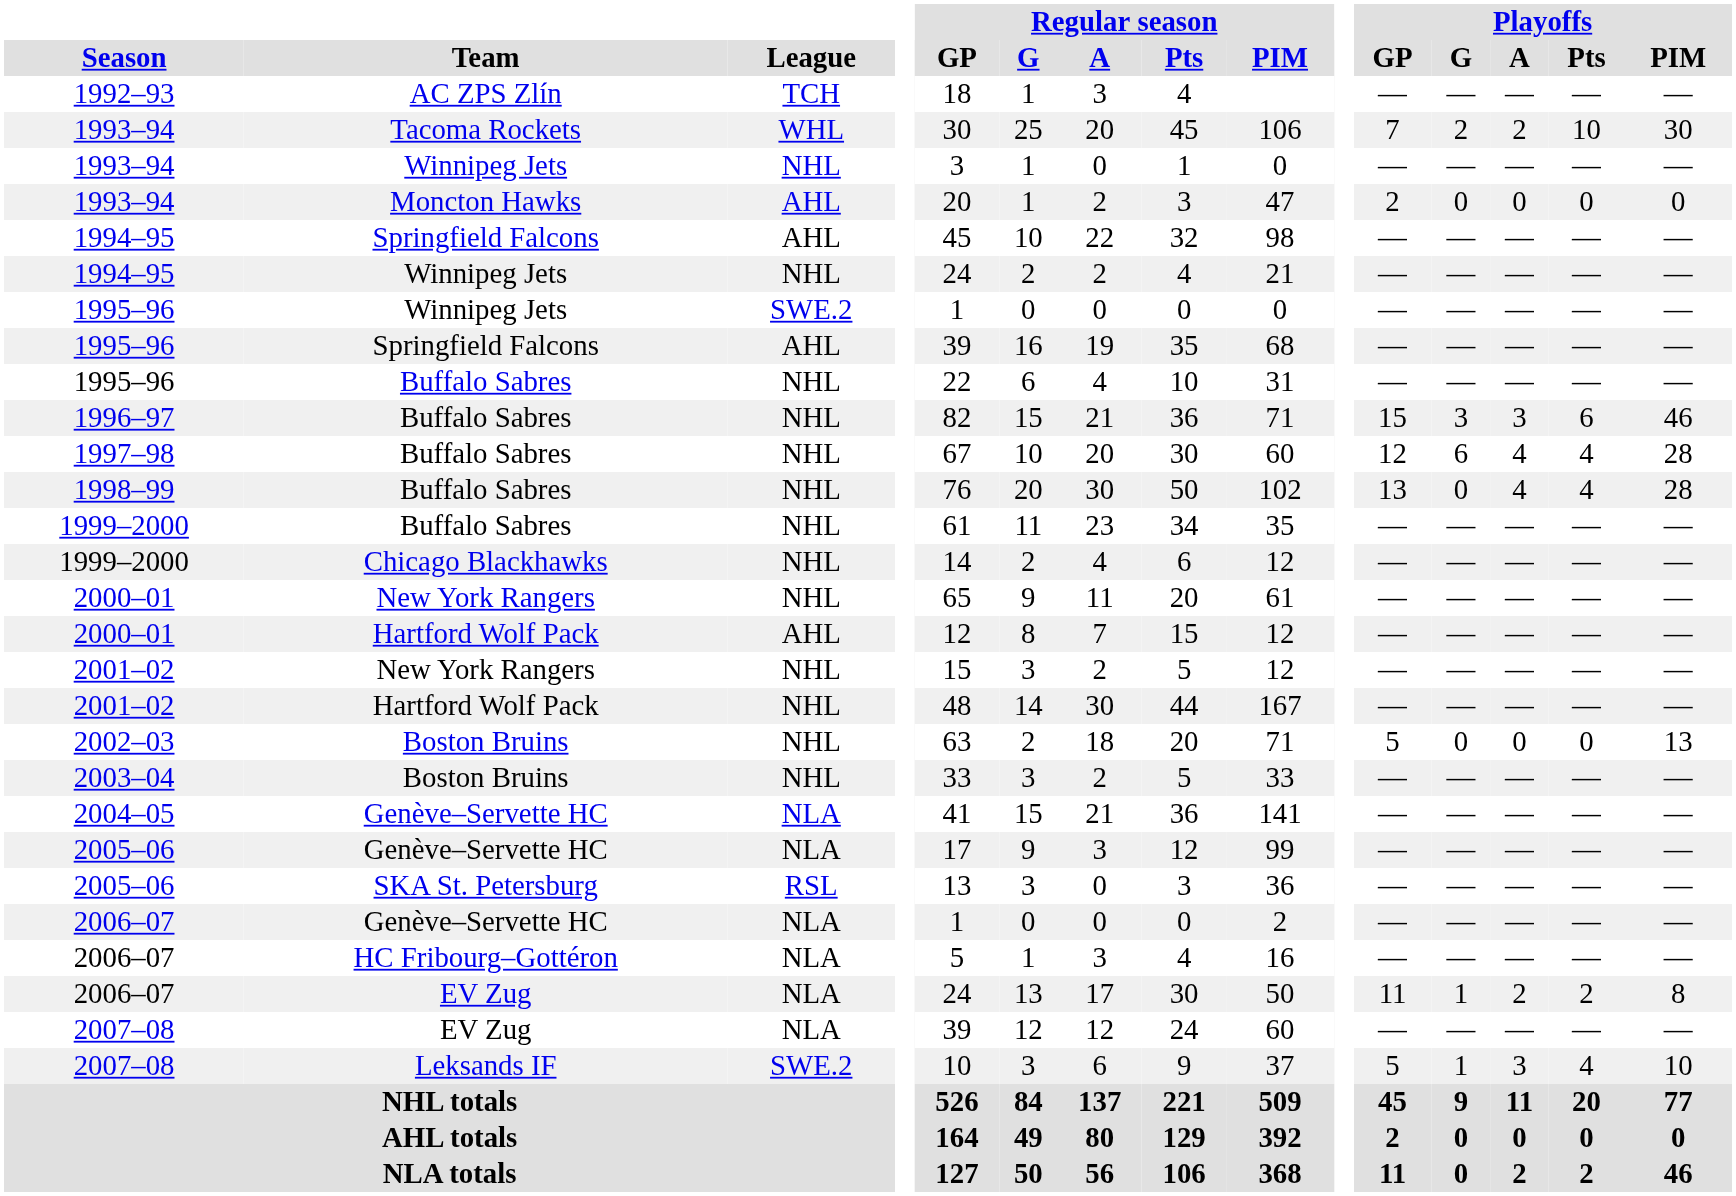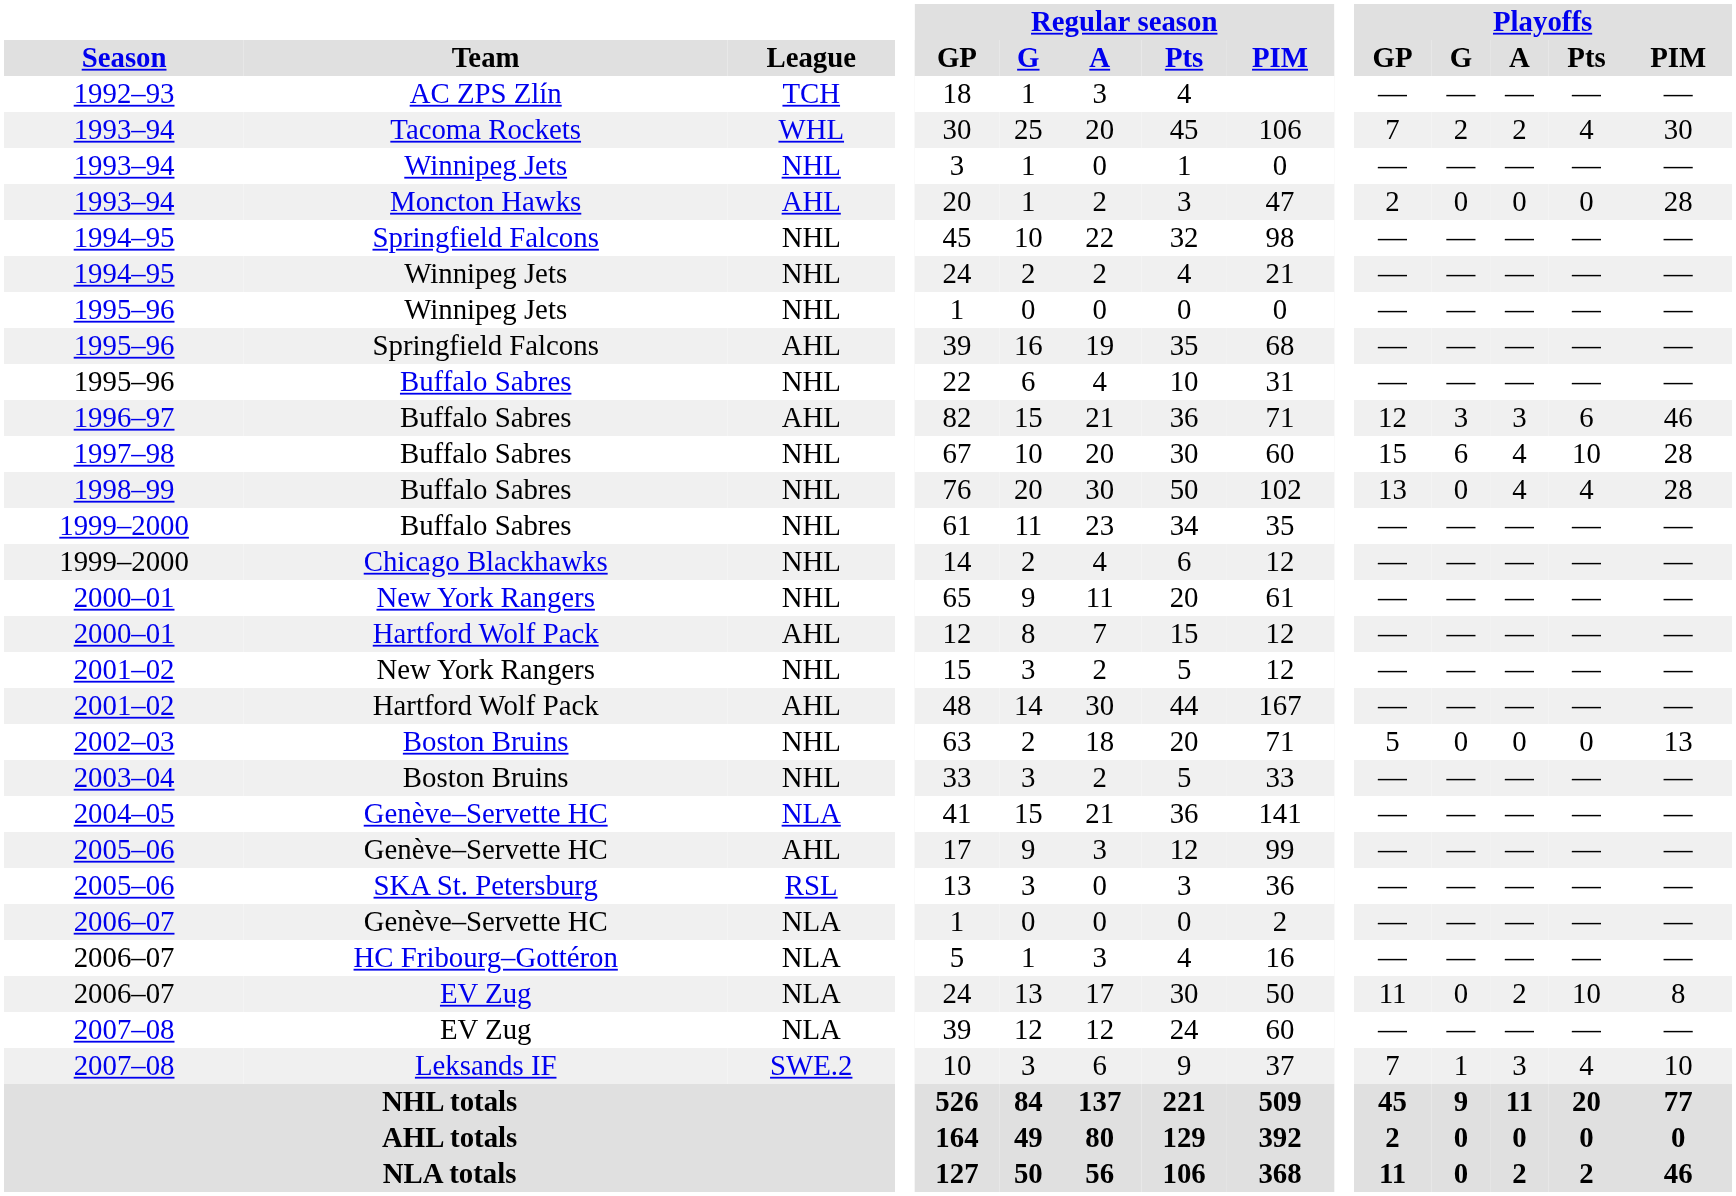(1587, 129) 10 -> (1587, 129) 4
(1678, 201) 0 -> (1678, 201) 28
(811, 237) AHL -> (811, 237) NHL
(811, 309) SWE.2 -> (811, 309) NHL
(811, 417) NHL -> (811, 417) AHL
(1393, 417) 15 -> (1393, 417) 12
(1393, 453) 12 -> (1393, 453) 15
(1587, 453) 4 -> (1587, 453) 10
(811, 705) NHL -> (811, 705) AHL
(811, 849) NLA -> (811, 849) AHL
(1461, 993) 1 -> (1461, 993) 0
(1587, 993) 2 -> (1587, 993) 10
(1393, 1065) 5 -> (1393, 1065) 7
